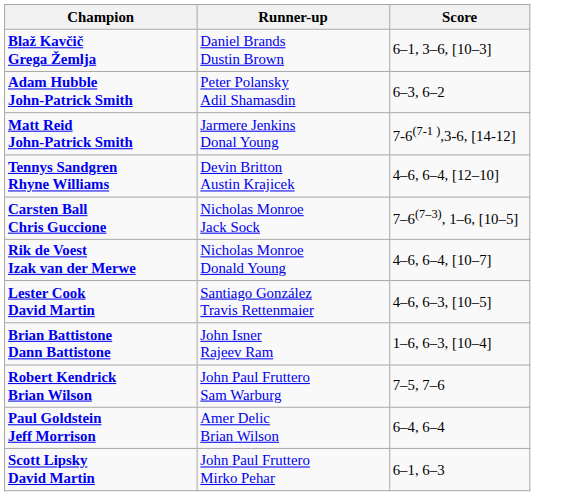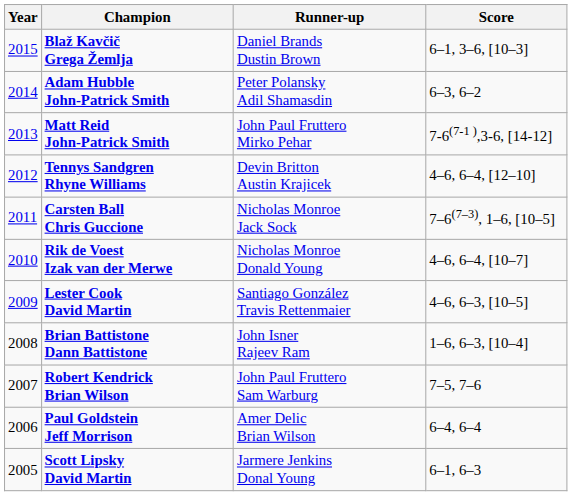+ column: (23, 17)
(248, 134) Jarmere Jenkins Donal Young -> (292, 134) John Paul Fruttero Mirko Pehar
(255, 470) John Paul Fruttero Mirko Pehar -> (284, 470) Jarmere Jenkins Donal Young
